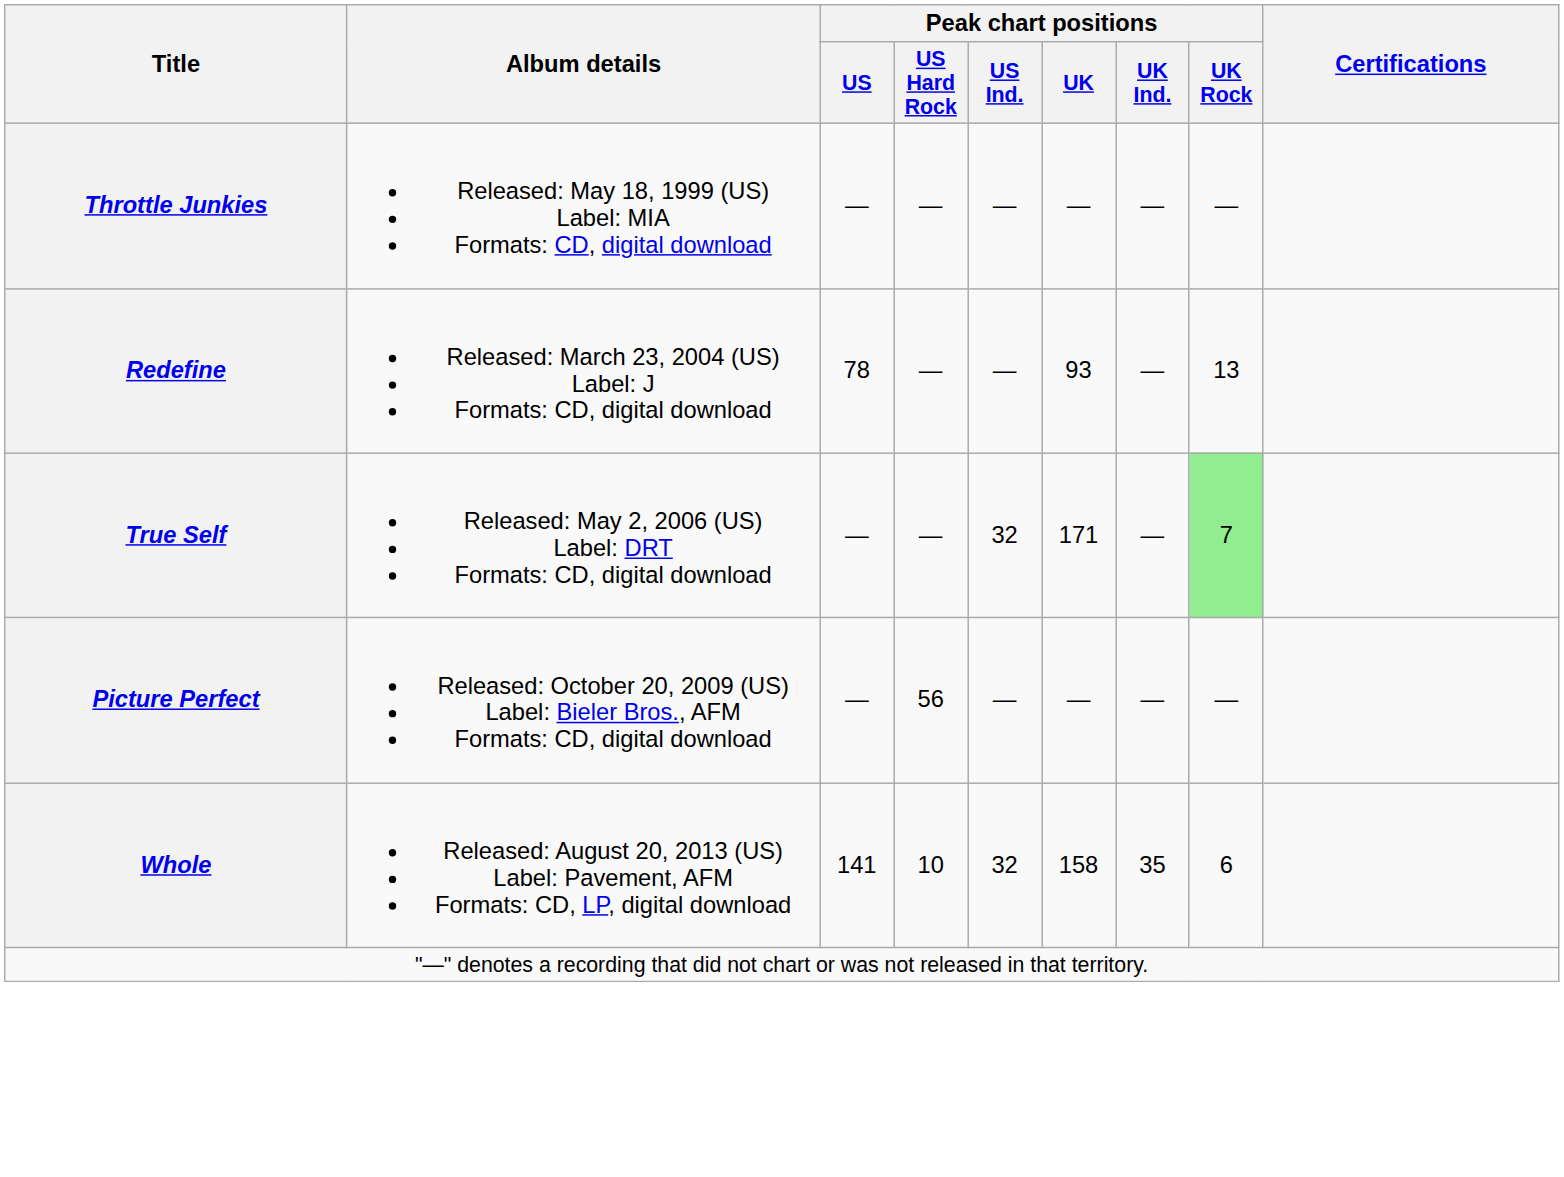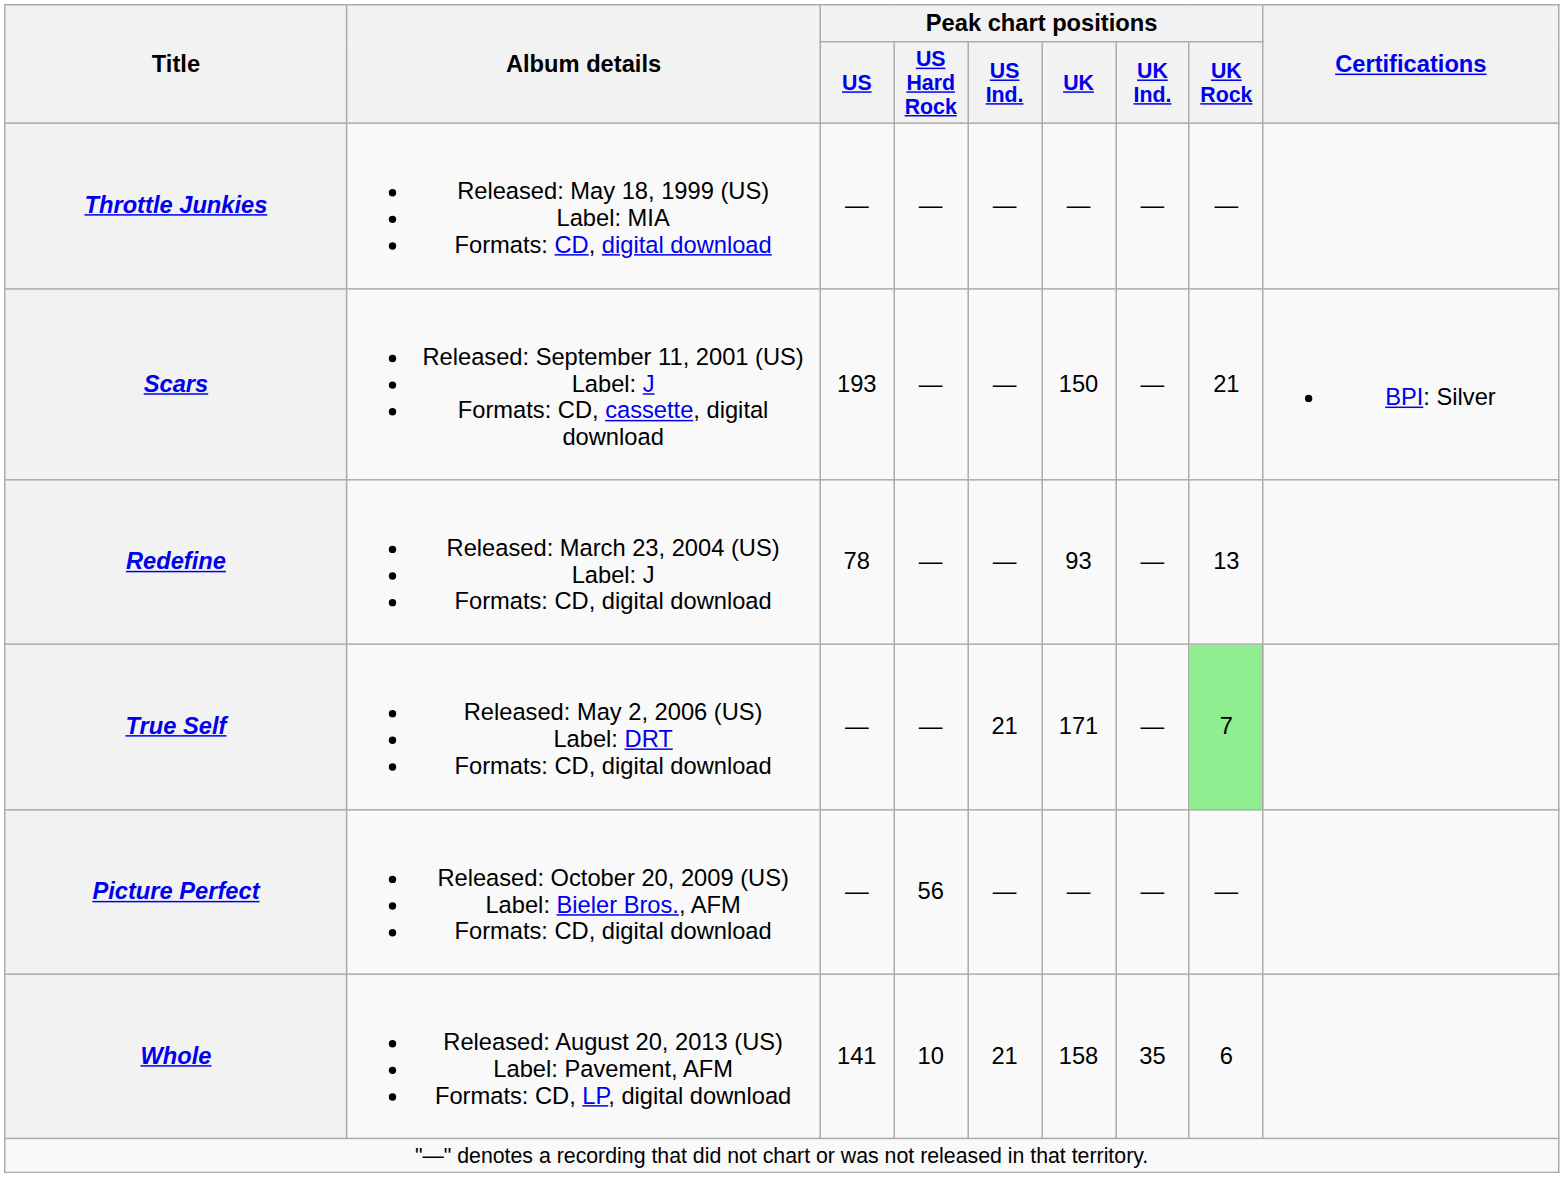+ row: (176, 383)
(1005, 535) 32 -> (1005, 726) 21
(1005, 864) 32 -> (1005, 1056) 21
